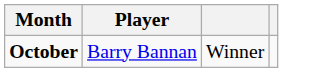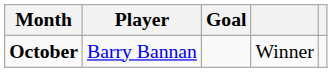+ column: (226, 20)
